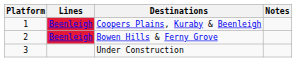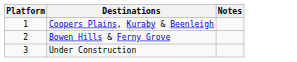- column: (71, 11)
